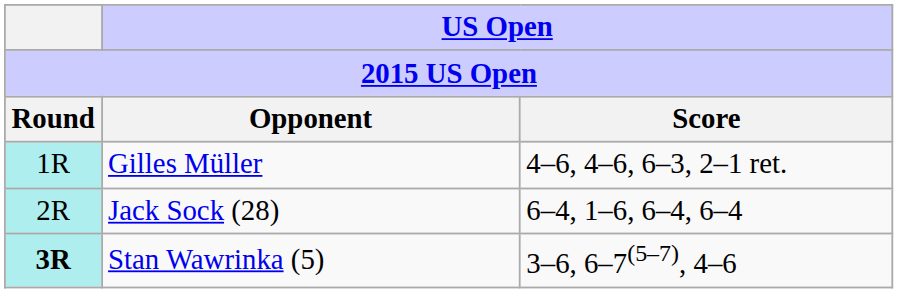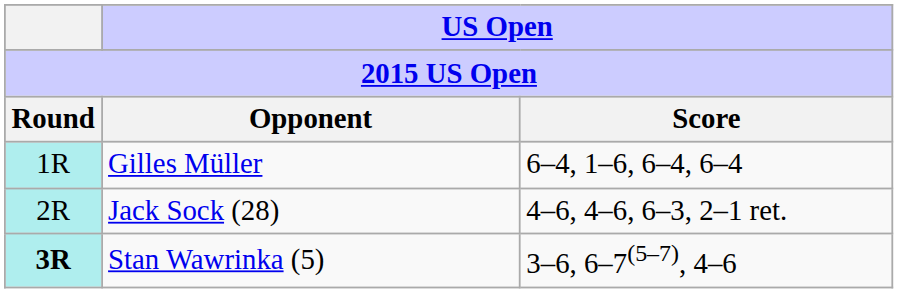(657, 164) 4–6, 4–6, 6–3, 2–1 ret. -> (634, 164) 6–4, 1–6, 6–4, 6–4
(634, 210) 6–4, 1–6, 6–4, 6–4 -> (657, 210) 4–6, 4–6, 6–3, 2–1 ret.
